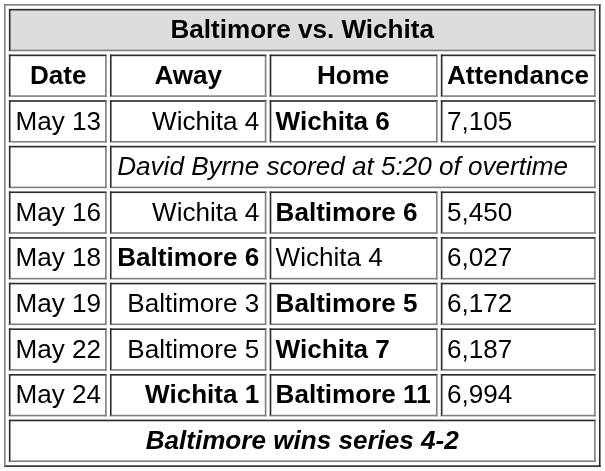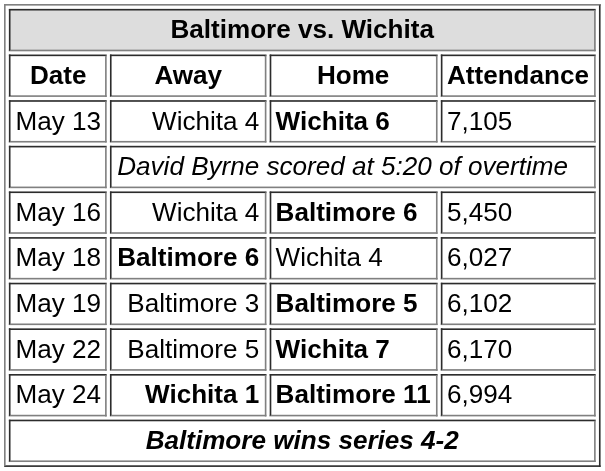(480, 303) 6,172 -> (480, 303) 6,102
(480, 349) 6,187 -> (480, 349) 6,170
